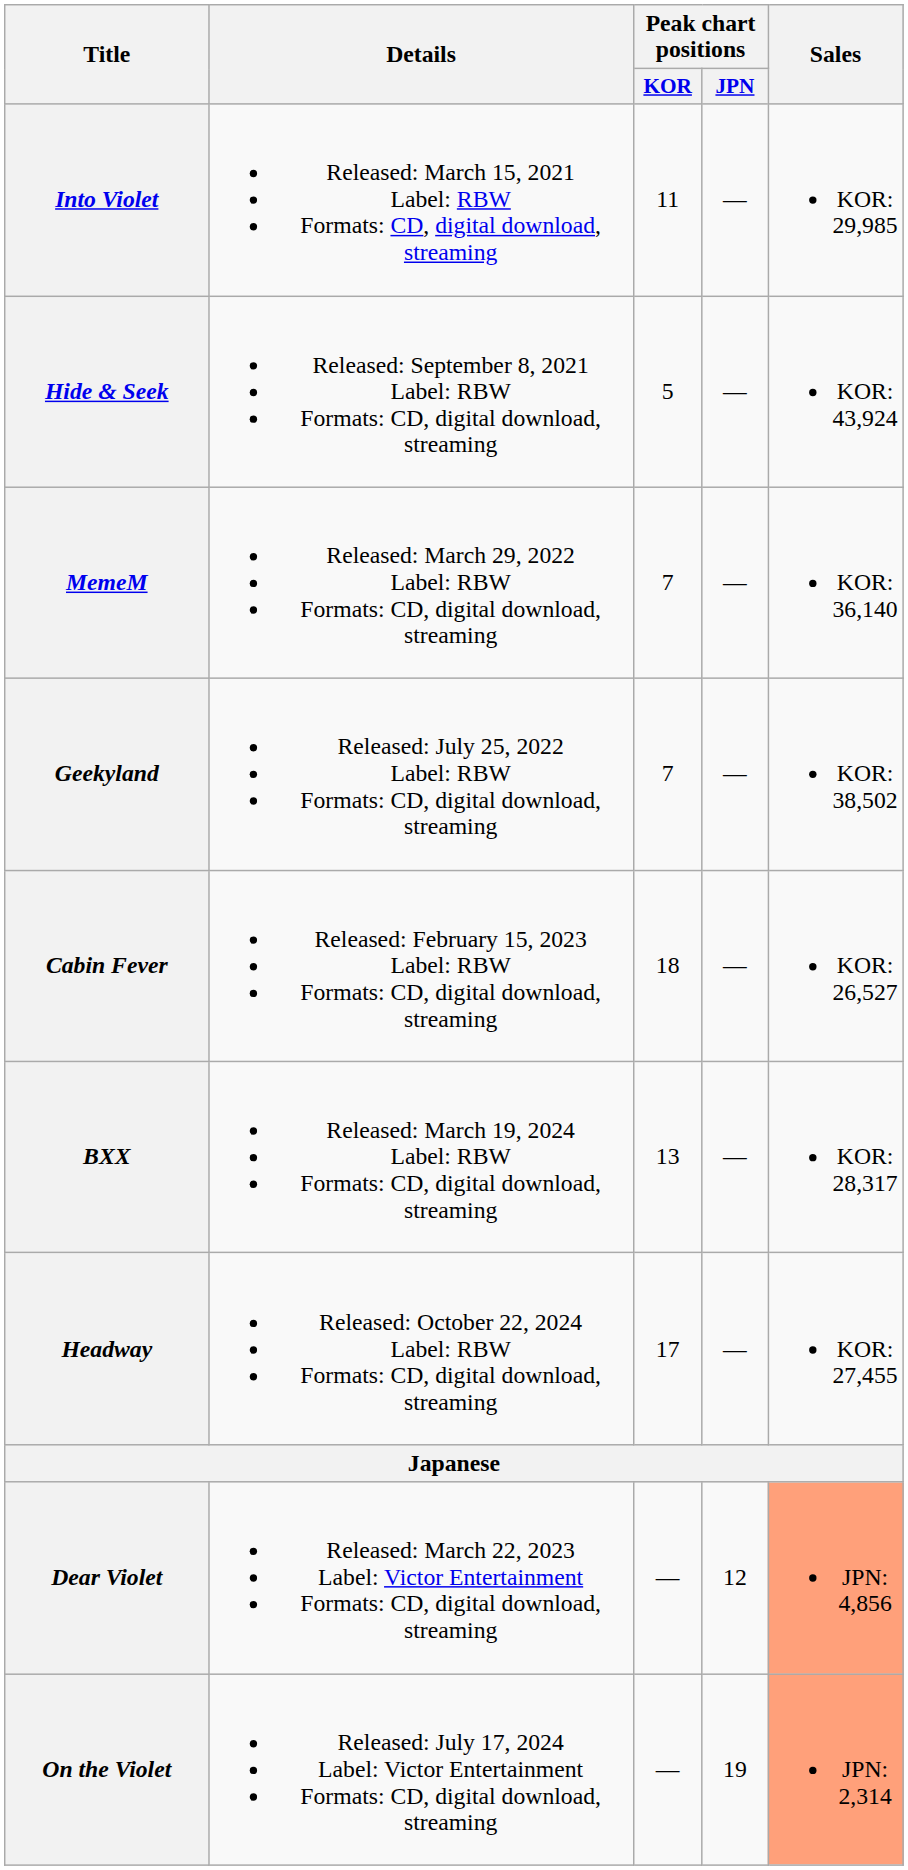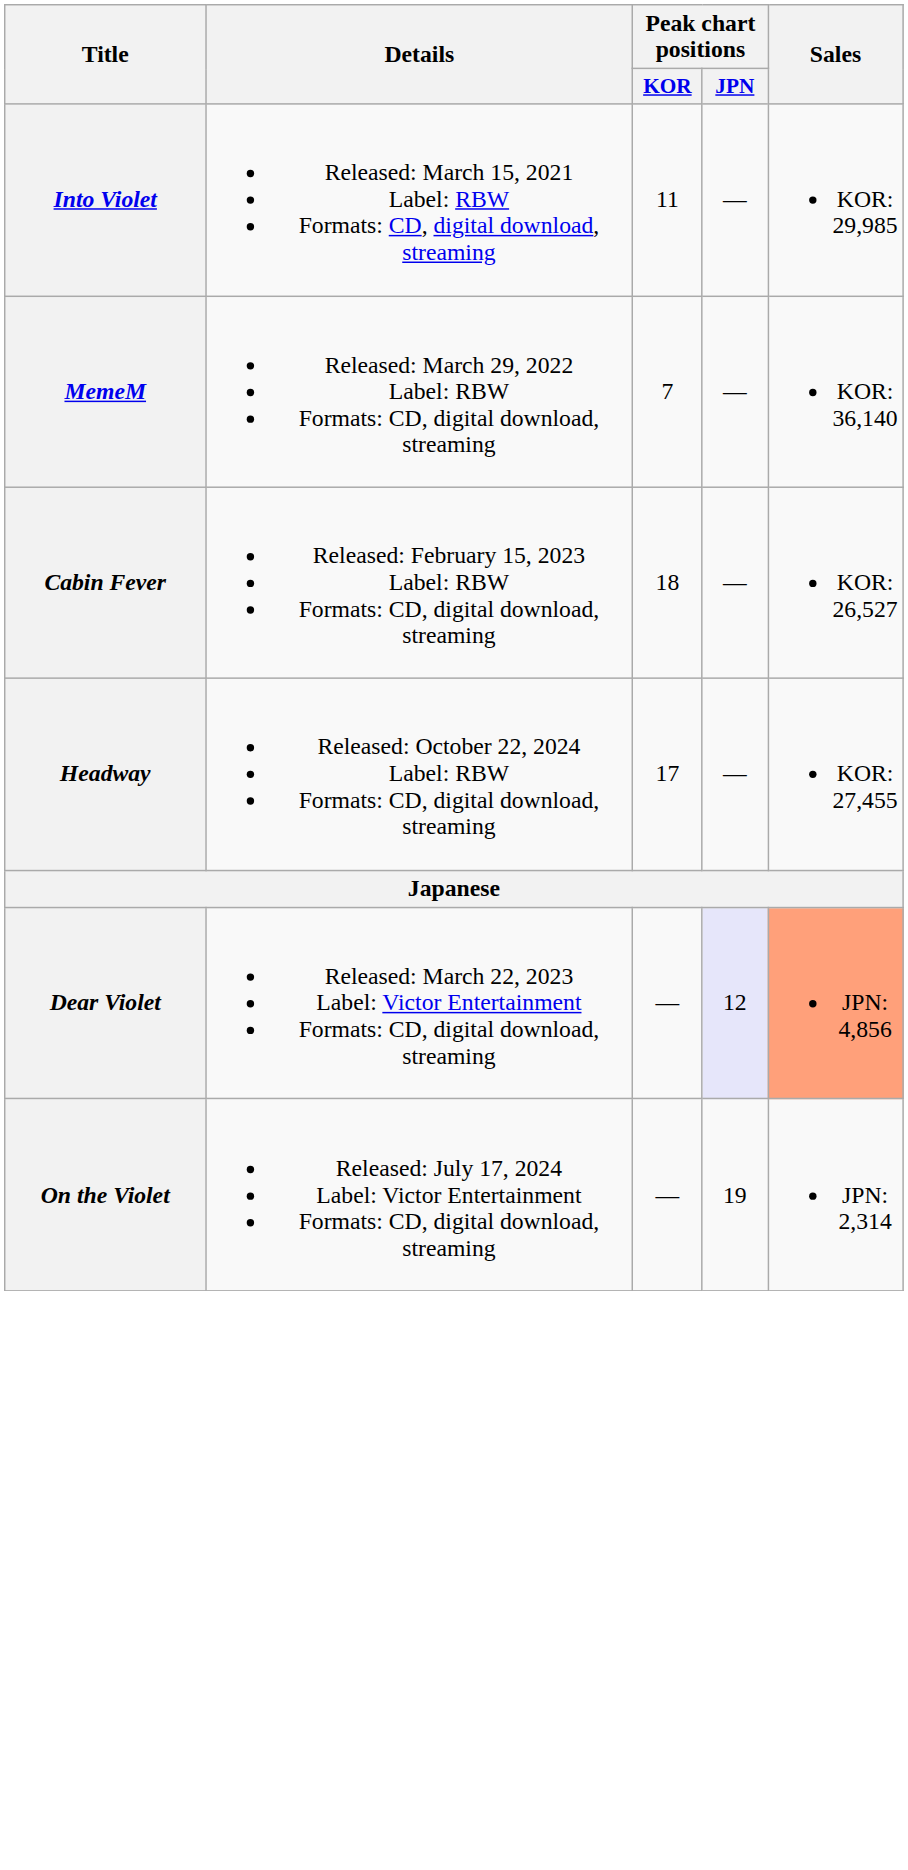- row: (107, 391)
- row: (107, 774)
- row: (107, 1156)
(735, 1577) no background -> (735, 1003) lavender background
(835, 1782) lightsalmon background -> (835, 1208) no background
